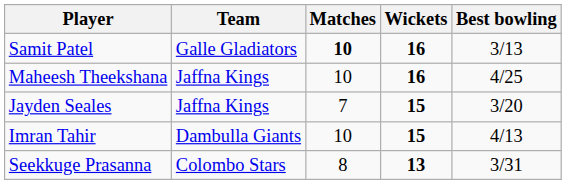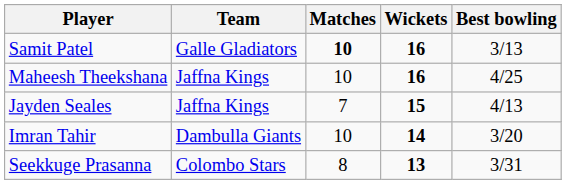(506, 106) 3/20 -> (506, 106) 4/13
(416, 135) 15 -> (416, 135) 14
(506, 135) 4/13 -> (506, 135) 3/20
